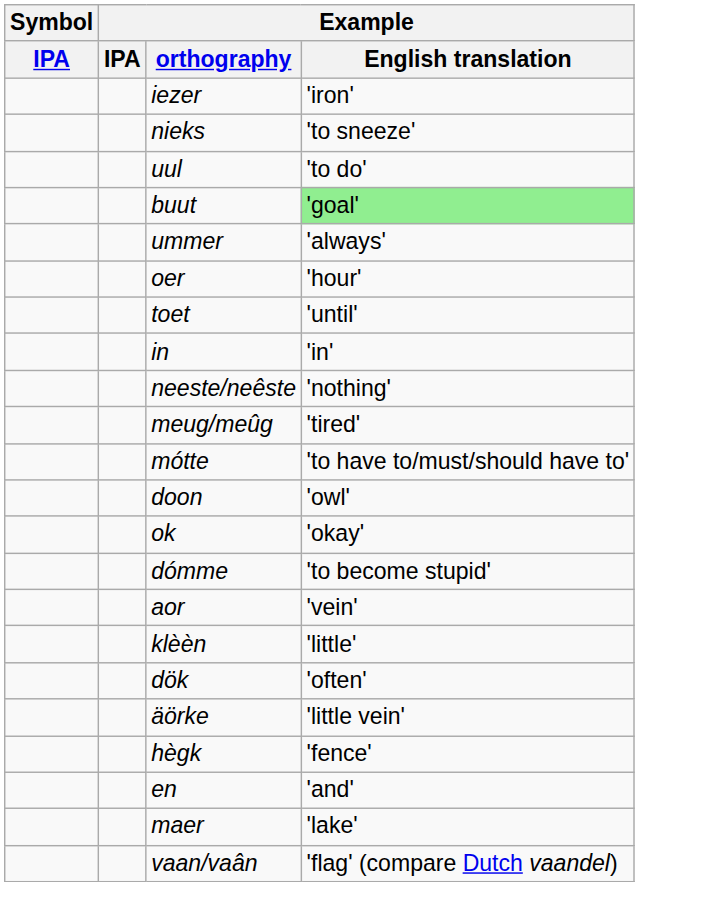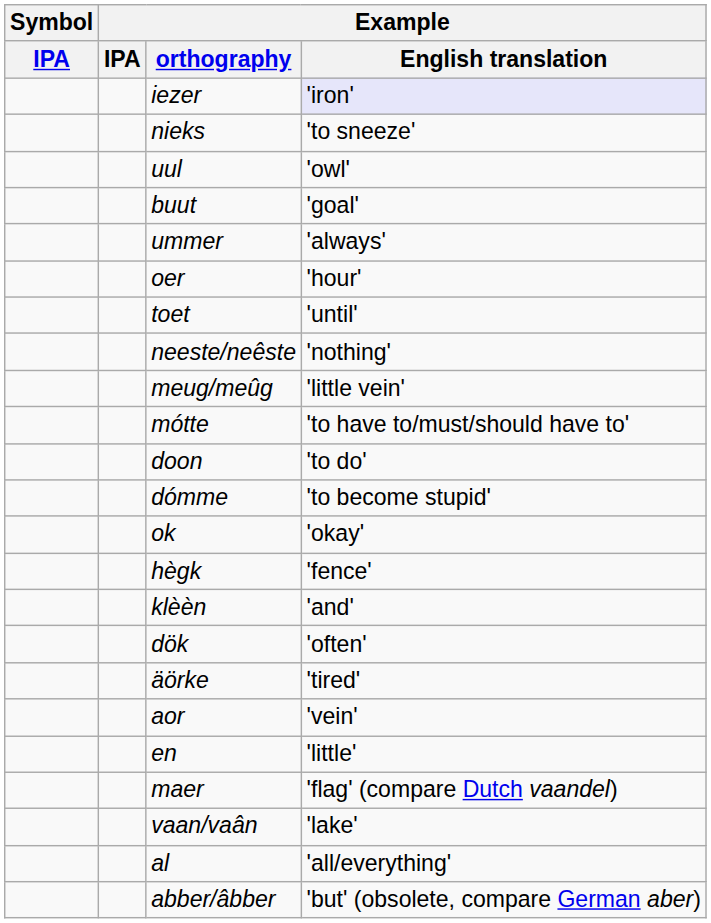(330, 95) no background -> (330, 95) lavender background
(337, 168) 'to do' -> (328, 168) 'owl'
(333, 205) lightgreen background -> (333, 205) no background
- row: (160, 351)
(333, 424) 'tired' -> (356, 388) 'little vein'
(328, 497) 'owl' -> (337, 461) 'to do'
rows swapped: (190, 570) <-> (163, 534)
rows swapped: (176, 753) <-> (168, 607)
(331, 643) 'little' -> (330, 607) 'and'
(356, 717) 'little vein' -> (333, 680) 'tired'
(330, 790) 'and' -> (331, 753) 'little'
(332, 826) 'lake' -> (462, 790) 'flag' (compare Dutch vaandel)
(462, 863) 'flag' (compare Dutch vaandel) -> (332, 826) 'lake'
+ row: (160, 863)
+ row: (213, 899)
